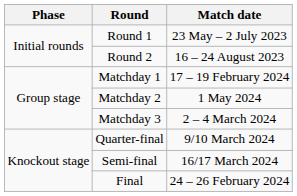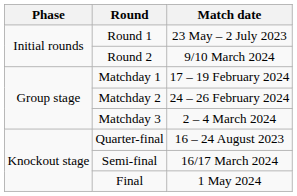(229, 56) 16 – 24 August 2023 -> (229, 56) 9/10 March 2024
(229, 98) 1 May 2024 -> (229, 98) 24 – 26 February 2024
(229, 139) 9/10 March 2024 -> (229, 139) 16 – 24 August 2023
(229, 181) 24 – 26 February 2024 -> (229, 181) 1 May 2024
